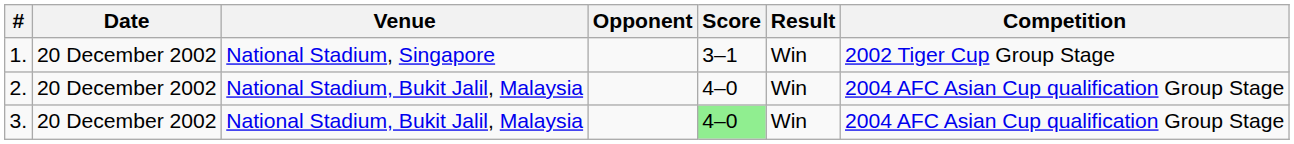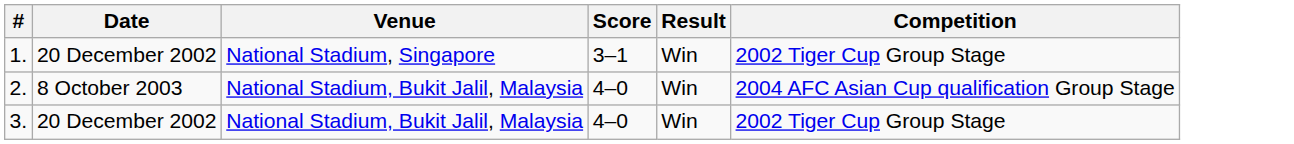- column: (643, 21)
(127, 88) 20 December 2002 -> (110, 88) 8 October 2003
(720, 121) lightgreen background -> (610, 121) no background
(1065, 121) 2004 AFC Asian Cup qualification Group Stage -> (871, 121) 2002 Tiger Cup Group Stage
